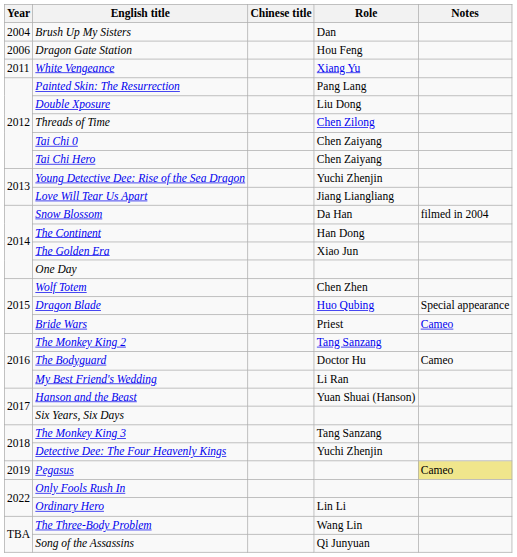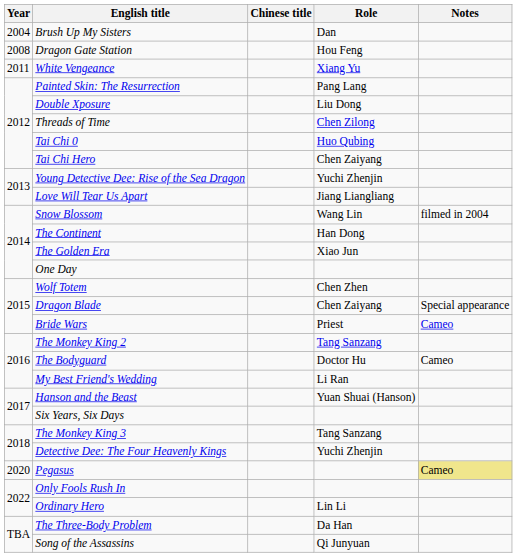(19, 50) 2006 -> (19, 50) 2008
(349, 141) Chen Zaiyang -> (346, 141) Huo Qubing
(335, 214) Da Han -> (340, 214) Wang Lin
(346, 305) Huo Qubing -> (349, 305) Chen Zaiyang
(19, 470) 2019 -> (19, 470) 2020
(340, 525) Wang Lin -> (335, 525) Da Han
